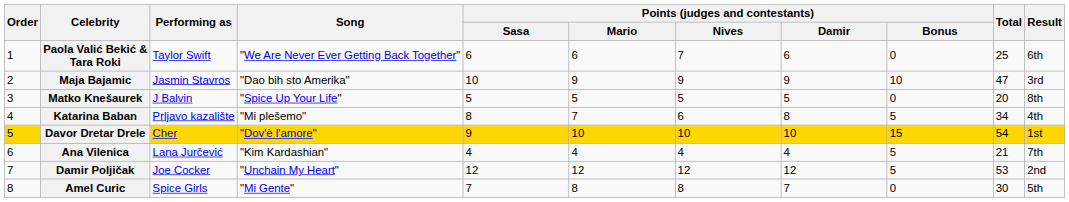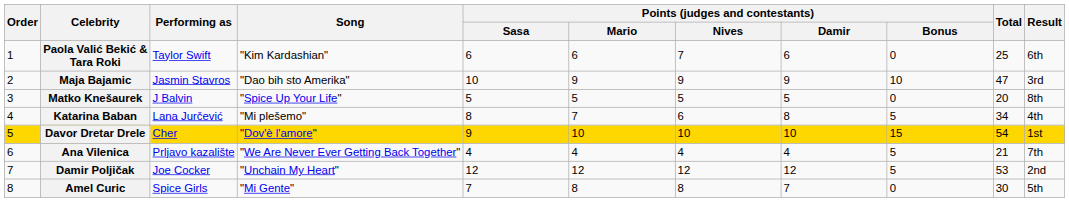(350, 55) "We Are Never Ever Getting Back Together" -> (284, 55) "Kim Kardashian"
(194, 116) Prljavo kazalište -> (188, 116) Lana Jurčević
(188, 152) Lana Jurčević -> (194, 152) Prljavo kazalište
(284, 152) "Kim Kardashian" -> (350, 152) "We Are Never Ever Getting Back Together"
